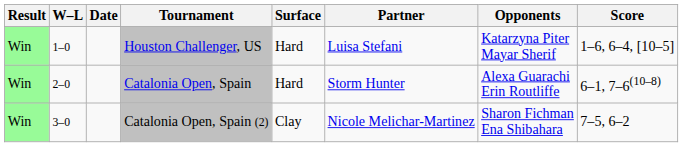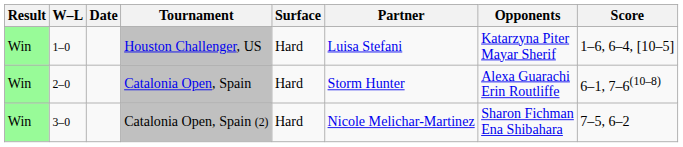(288, 122) Clay -> (289, 122) Hard
